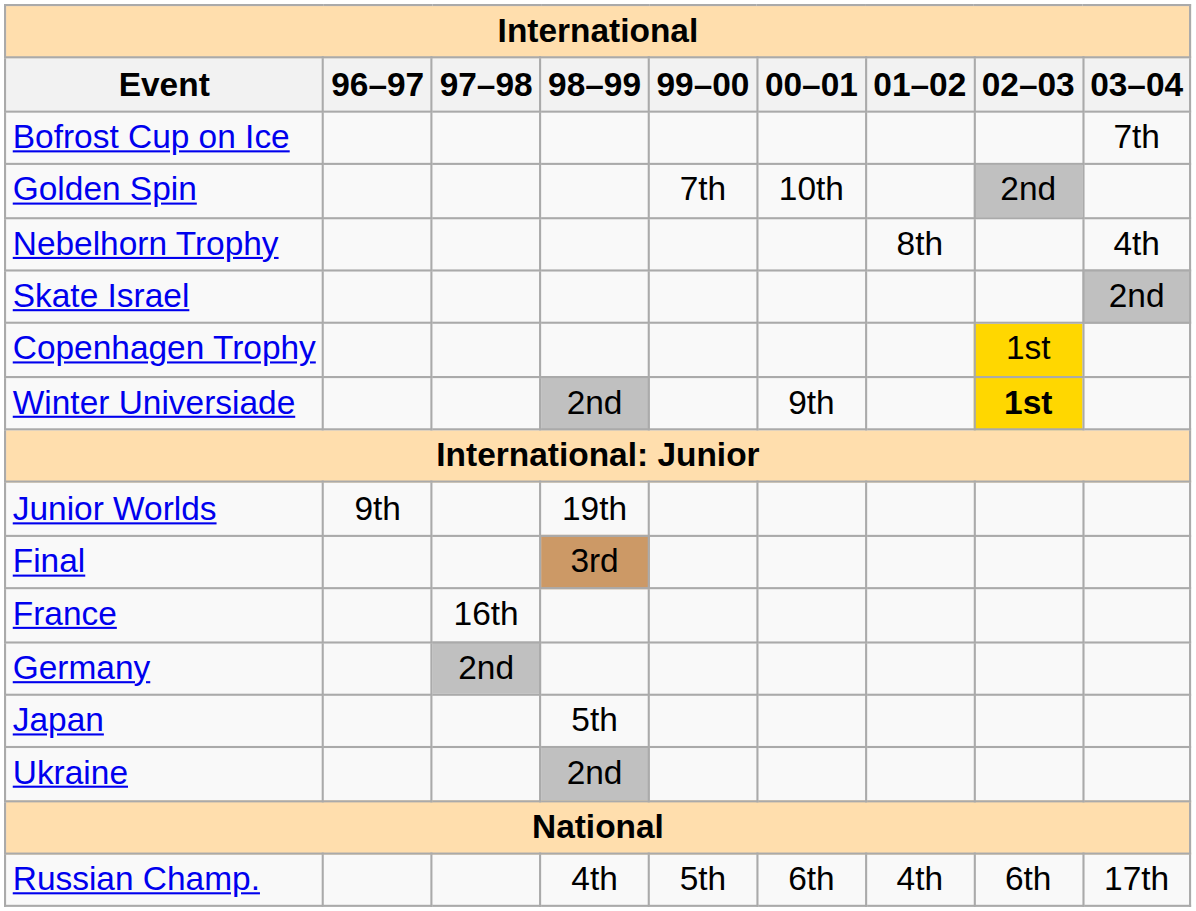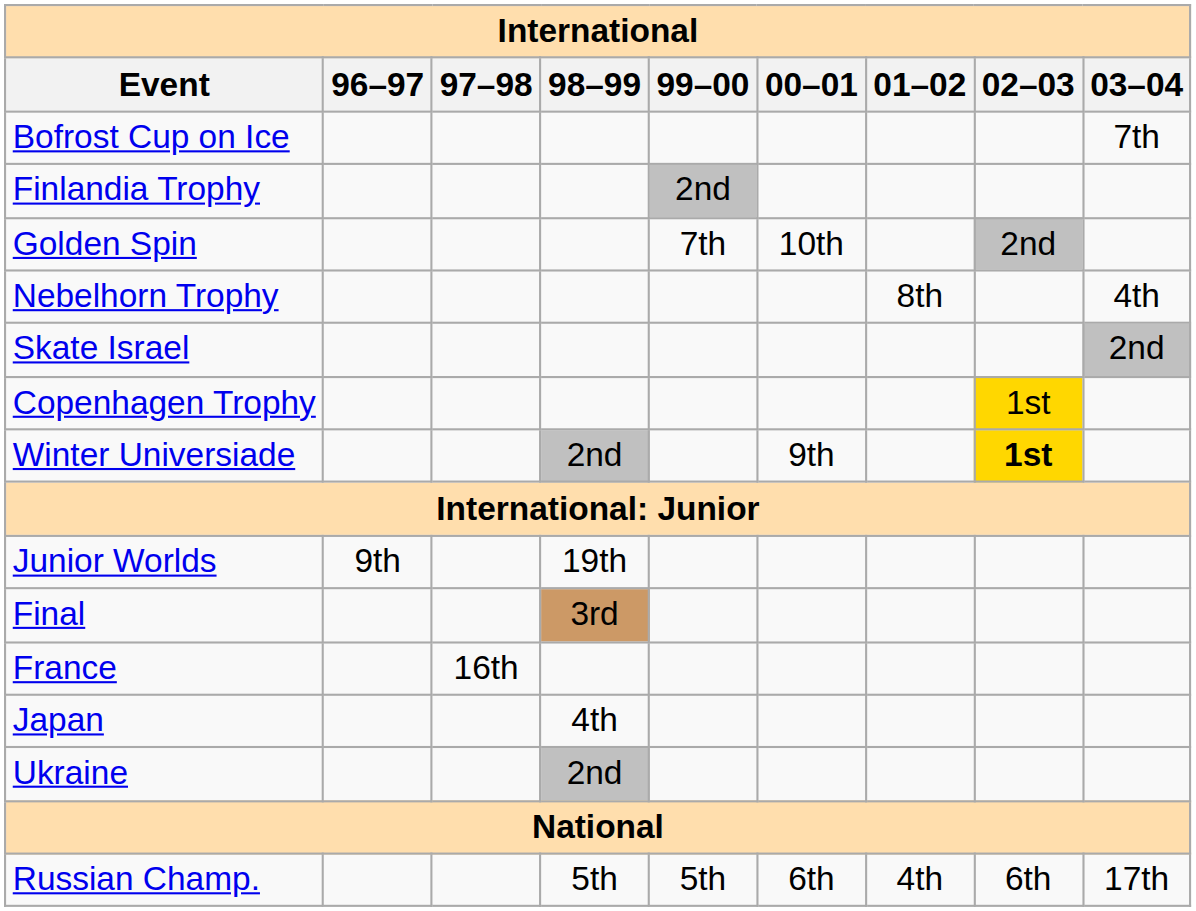+ row: (136, 190)
- row: (82, 667)
(595, 720) 5th -> (595, 720) 4th
(595, 879) 4th -> (595, 879) 5th
